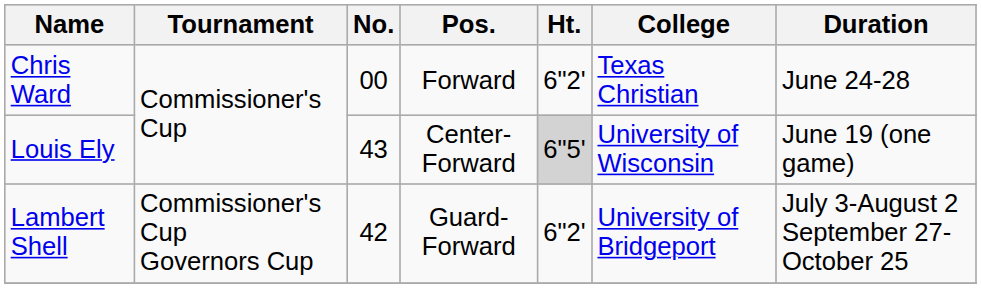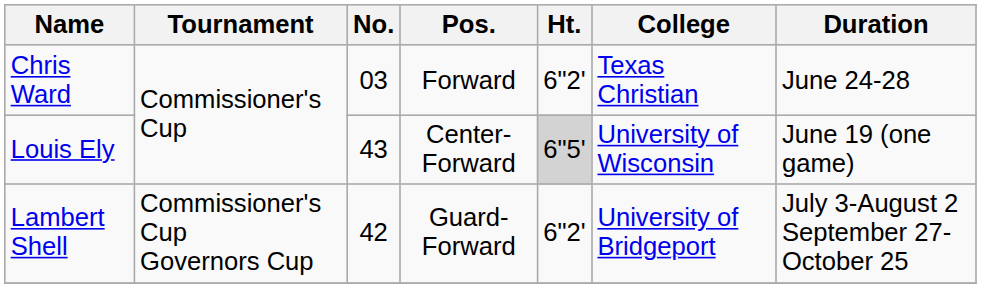(374, 79) 00 -> (374, 79) 03
